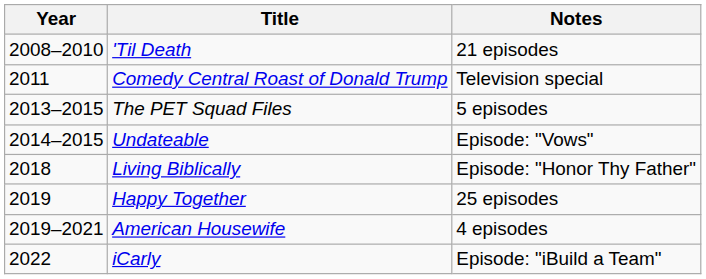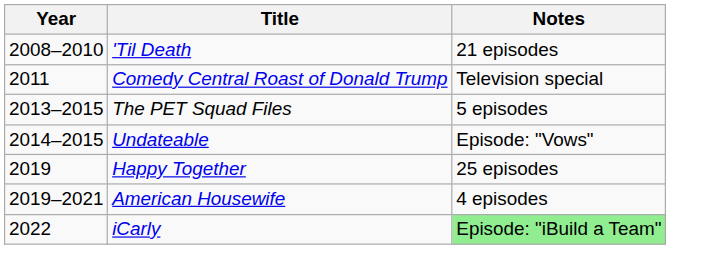- row: (176, 169)
(559, 259) no background -> (559, 229) lightgreen background
